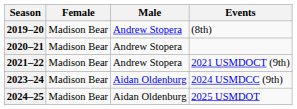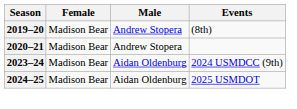- row: (25, 63)
